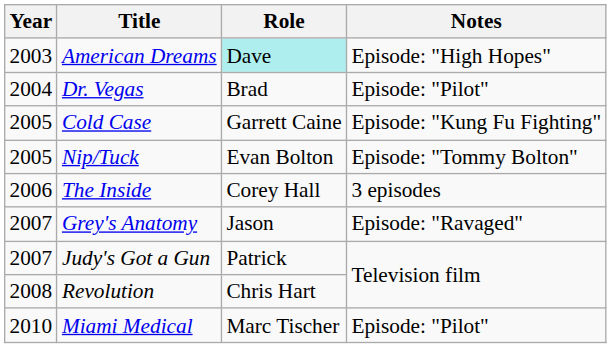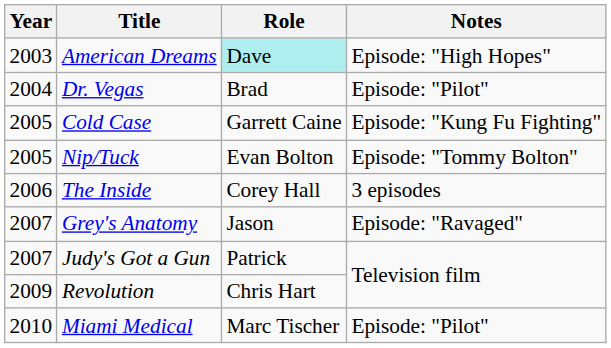(31, 291) 2008 -> (31, 291) 2009
